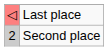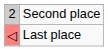rows swapped: (62, 35) <-> (52, 15)
